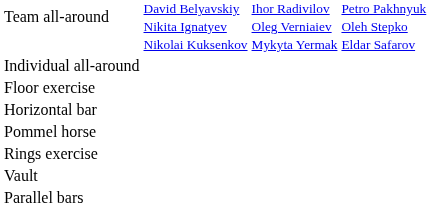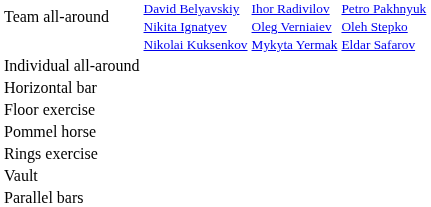rows swapped: (50, 88) <-> (50, 110)
